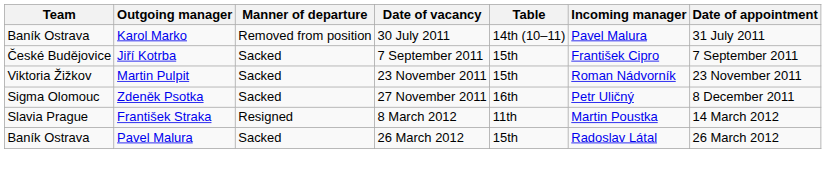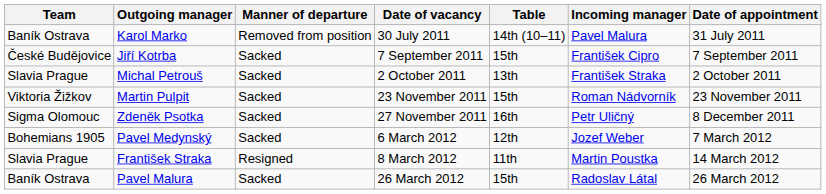+ row: (160, 76)
+ row: (164, 138)
